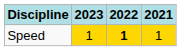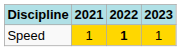columns swapped: (159, 14) <-> (89, 14)
